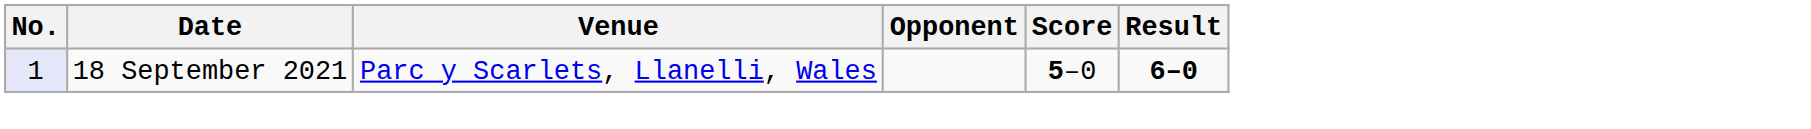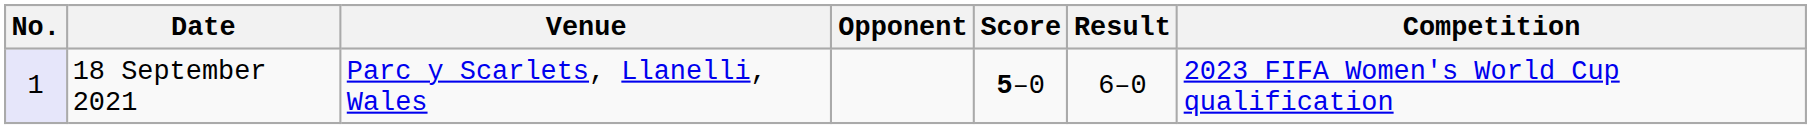+ column: (1492, 27)
(1174, 71) bold -> (1122, 86) normal
